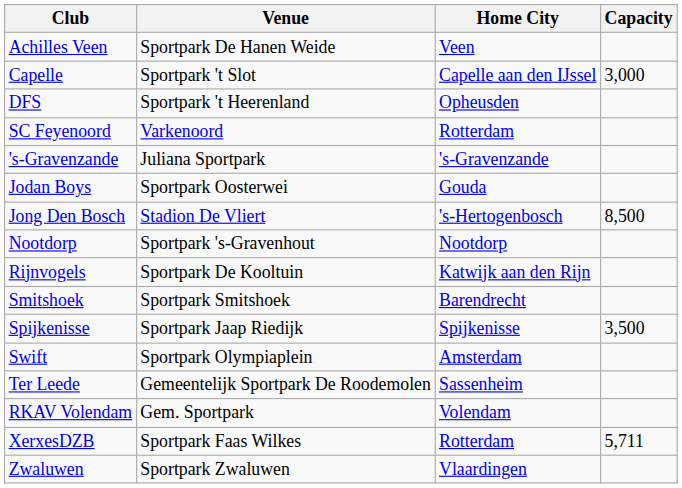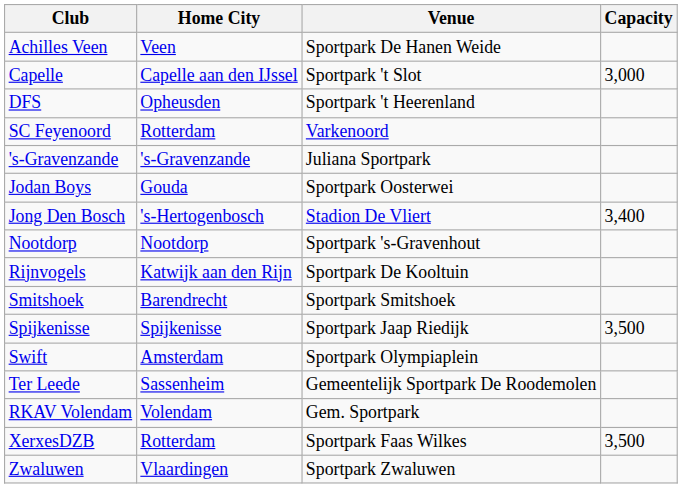columns swapped: (518, 18) <-> (286, 18)
(625, 215) 8,500 -> (625, 215) 3,400
(624, 441) 5,711 -> (625, 441) 3,500
